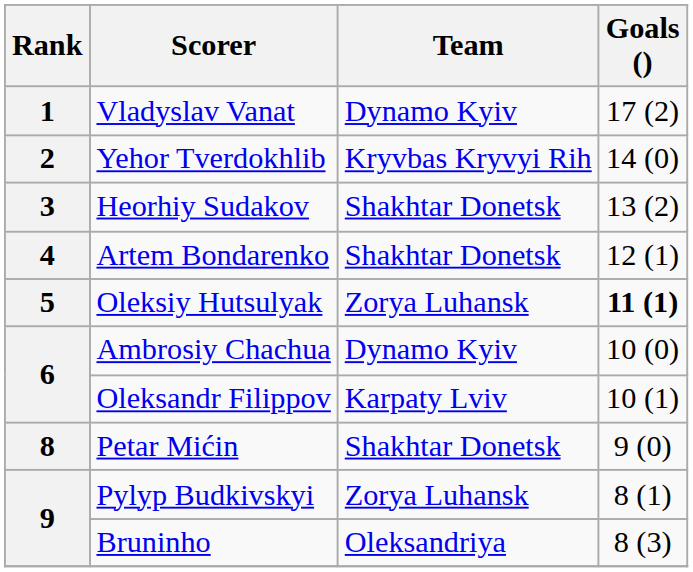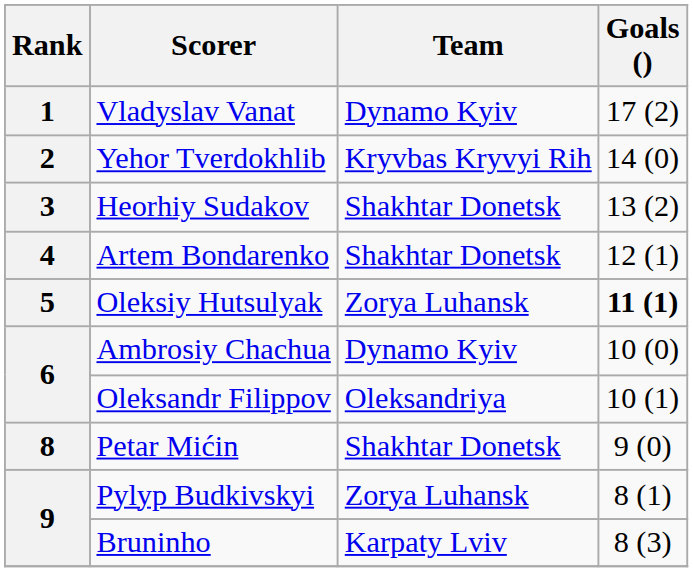(426, 398) Karpaty Lviv -> (425, 398) Oleksandriya
(425, 542) Oleksandriya -> (426, 542) Karpaty Lviv
